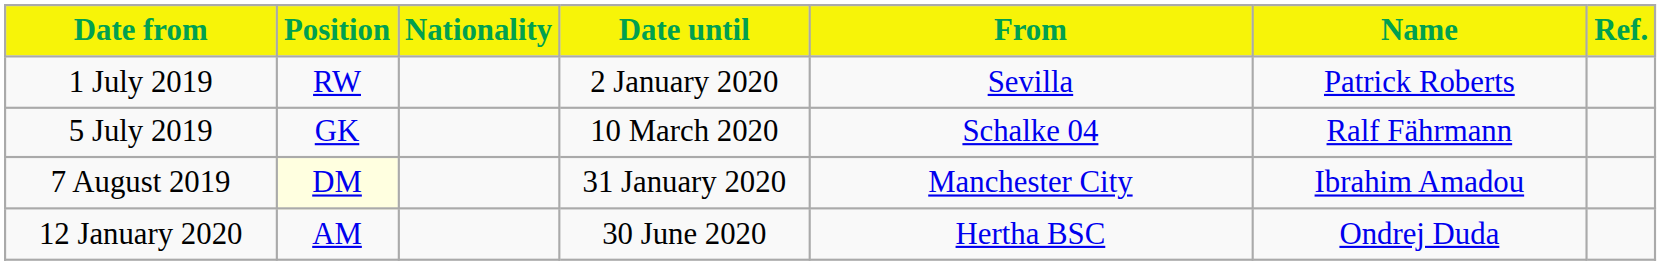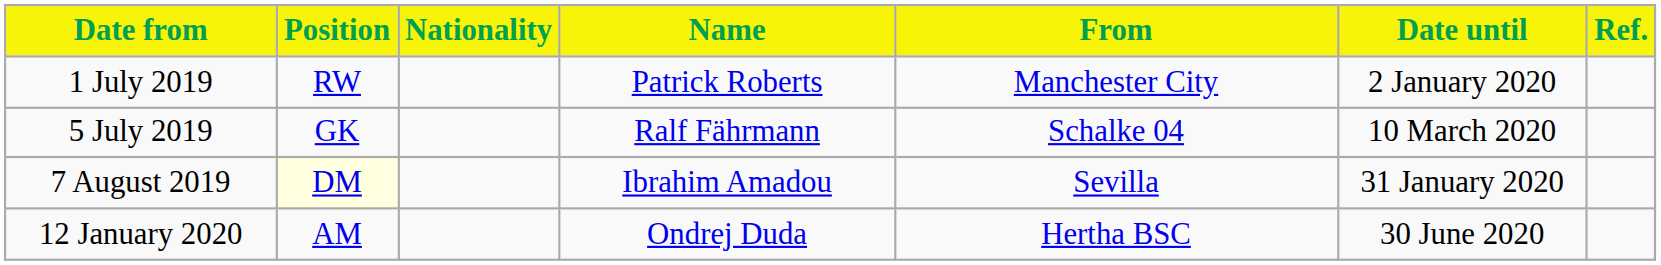columns swapped: (1419, 30) <-> (684, 30)
(1030, 81) Sevilla -> (1116, 81) Manchester City
(1030, 182) Manchester City -> (1116, 182) Sevilla
